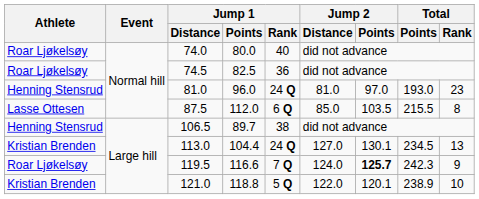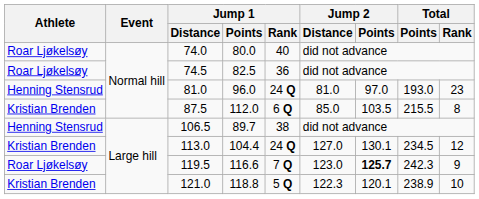(46, 109) Lasse Ottesen -> (51, 109) Kristian Brenden
(457, 146) 13 -> (457, 146) 12
(328, 165) 124.0 -> (328, 165) 123.0
(328, 184) 122.0 -> (328, 184) 122.3
